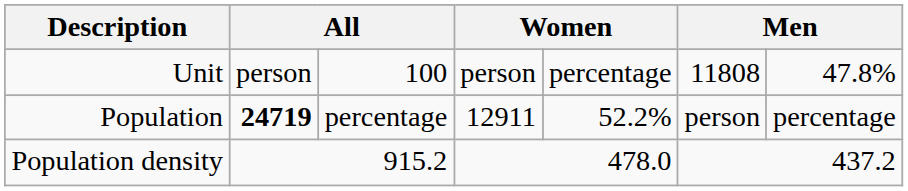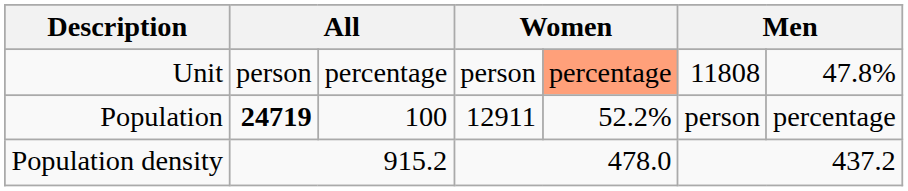(426, 71) 100 -> (386, 71) percentage
(610, 71) no background -> (610, 71) lightsalmon background
(386, 116) percentage -> (426, 116) 100
